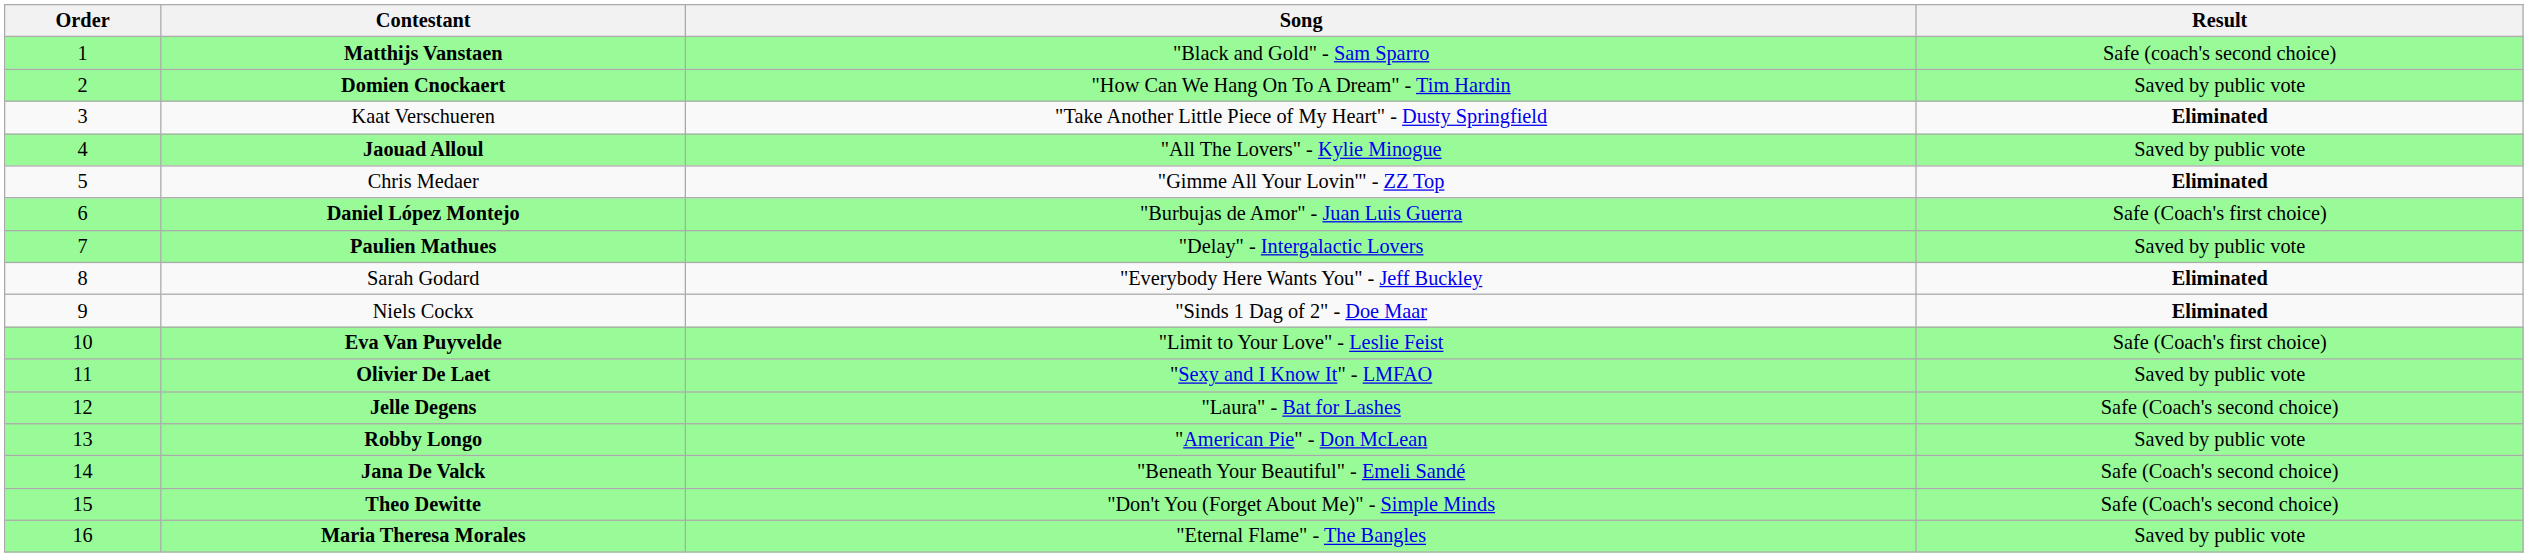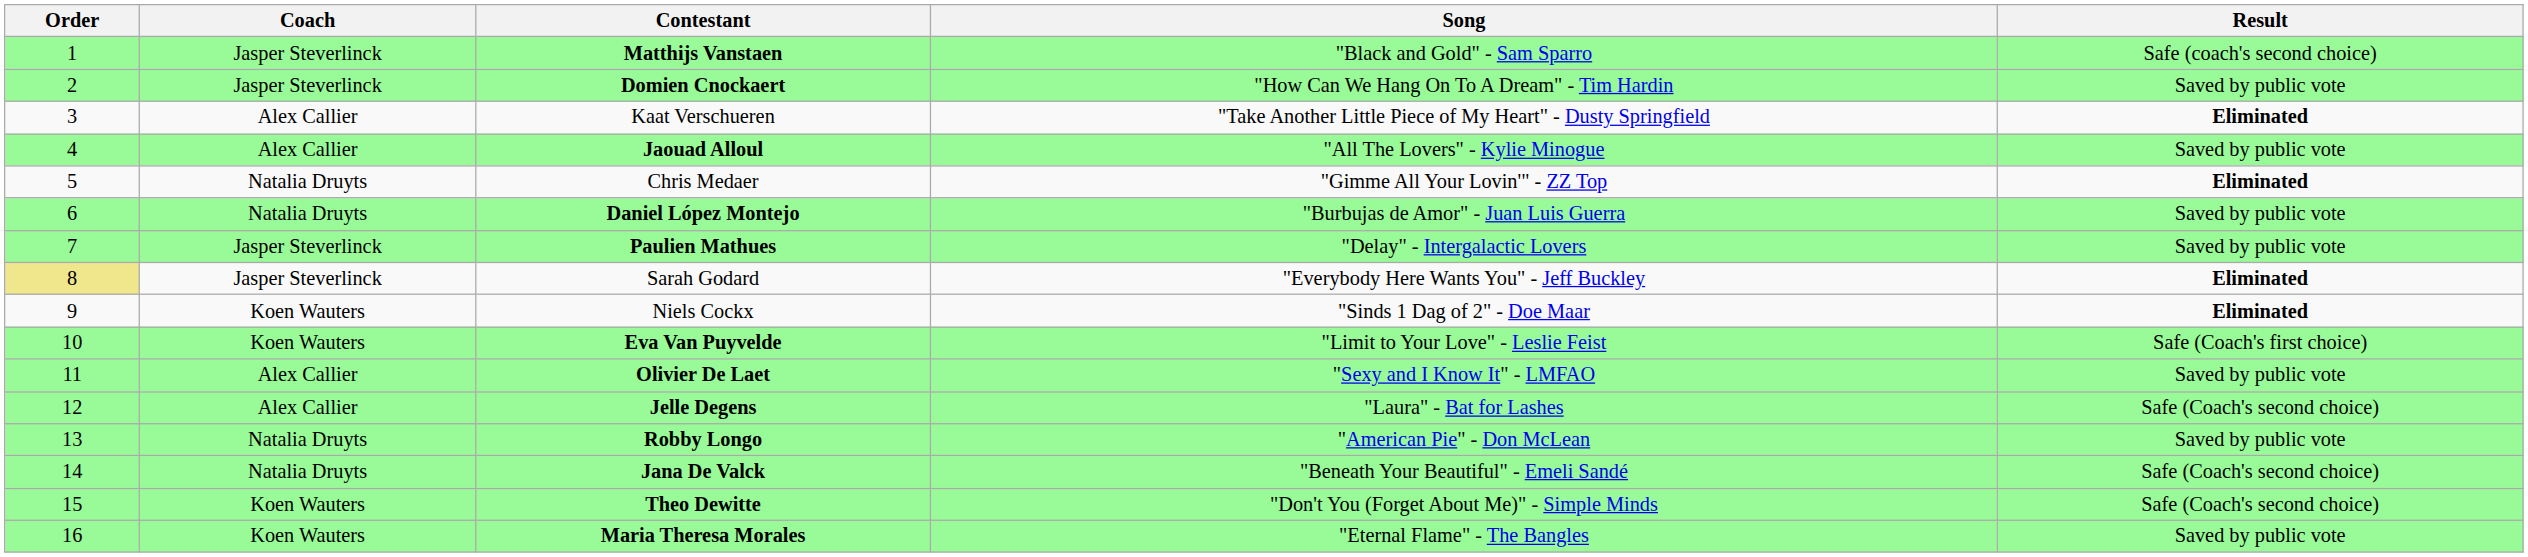+ column: (308, 20)
(2220, 213) Safe (Coach's first choice) -> (2260, 213) Saved by public vote
(83, 278) no background -> (72, 278) khaki background
